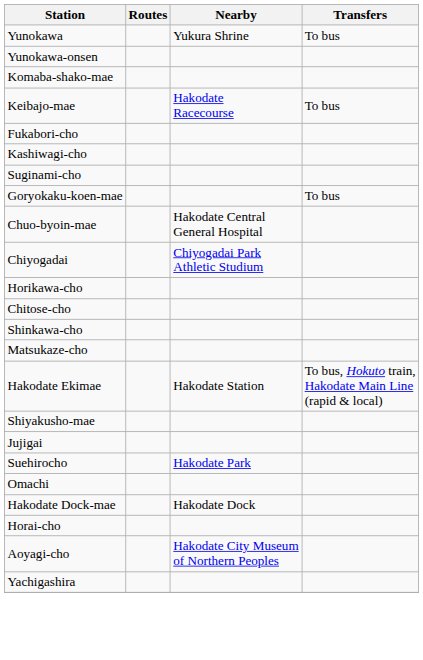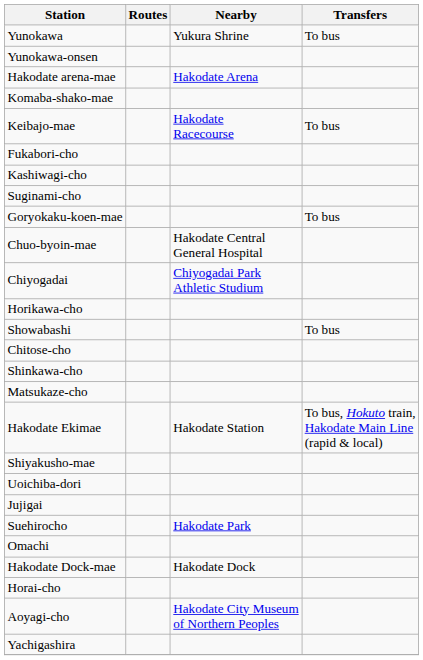+ row: (62, 77)
+ row: (39, 329)
+ row: (44, 484)
